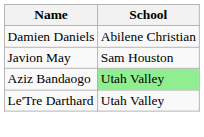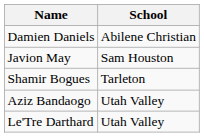+ row: (49, 79)
(132, 79) lightgreen background -> (132, 100) no background
